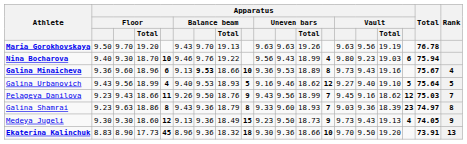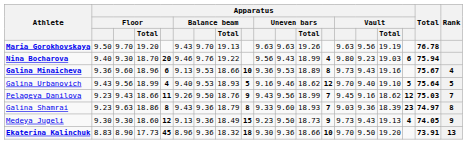(167, 58) 10 -> (167, 58) 20
(205, 71) bold -> (205, 71) normal
(345, 83) 9.27 -> (345, 83) 9.70
